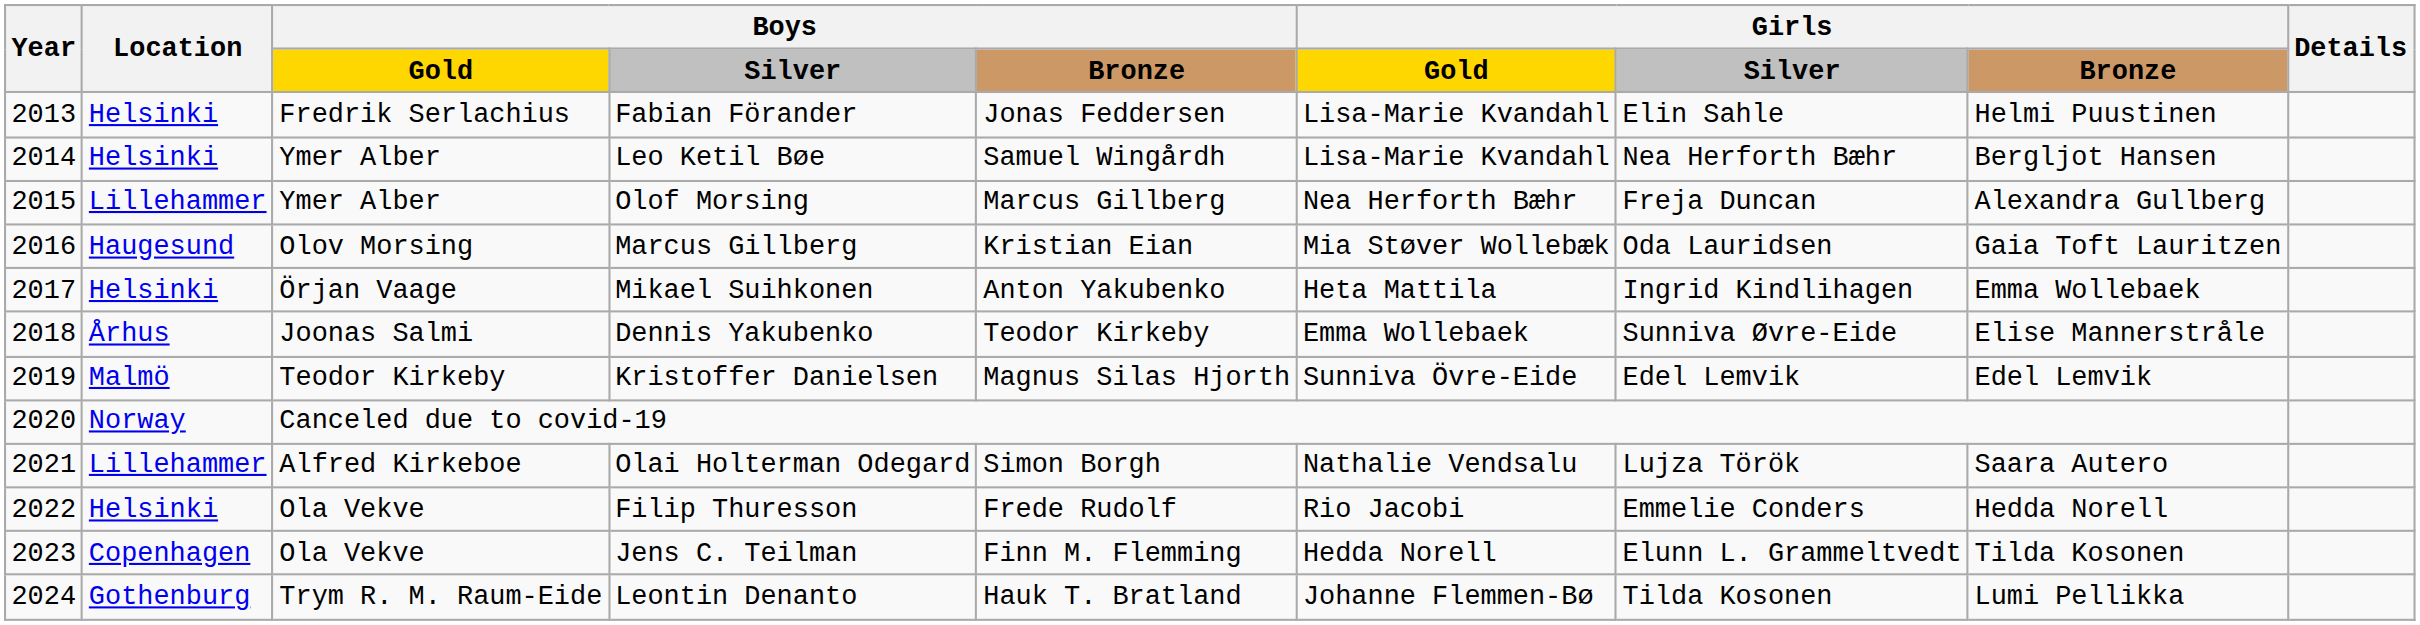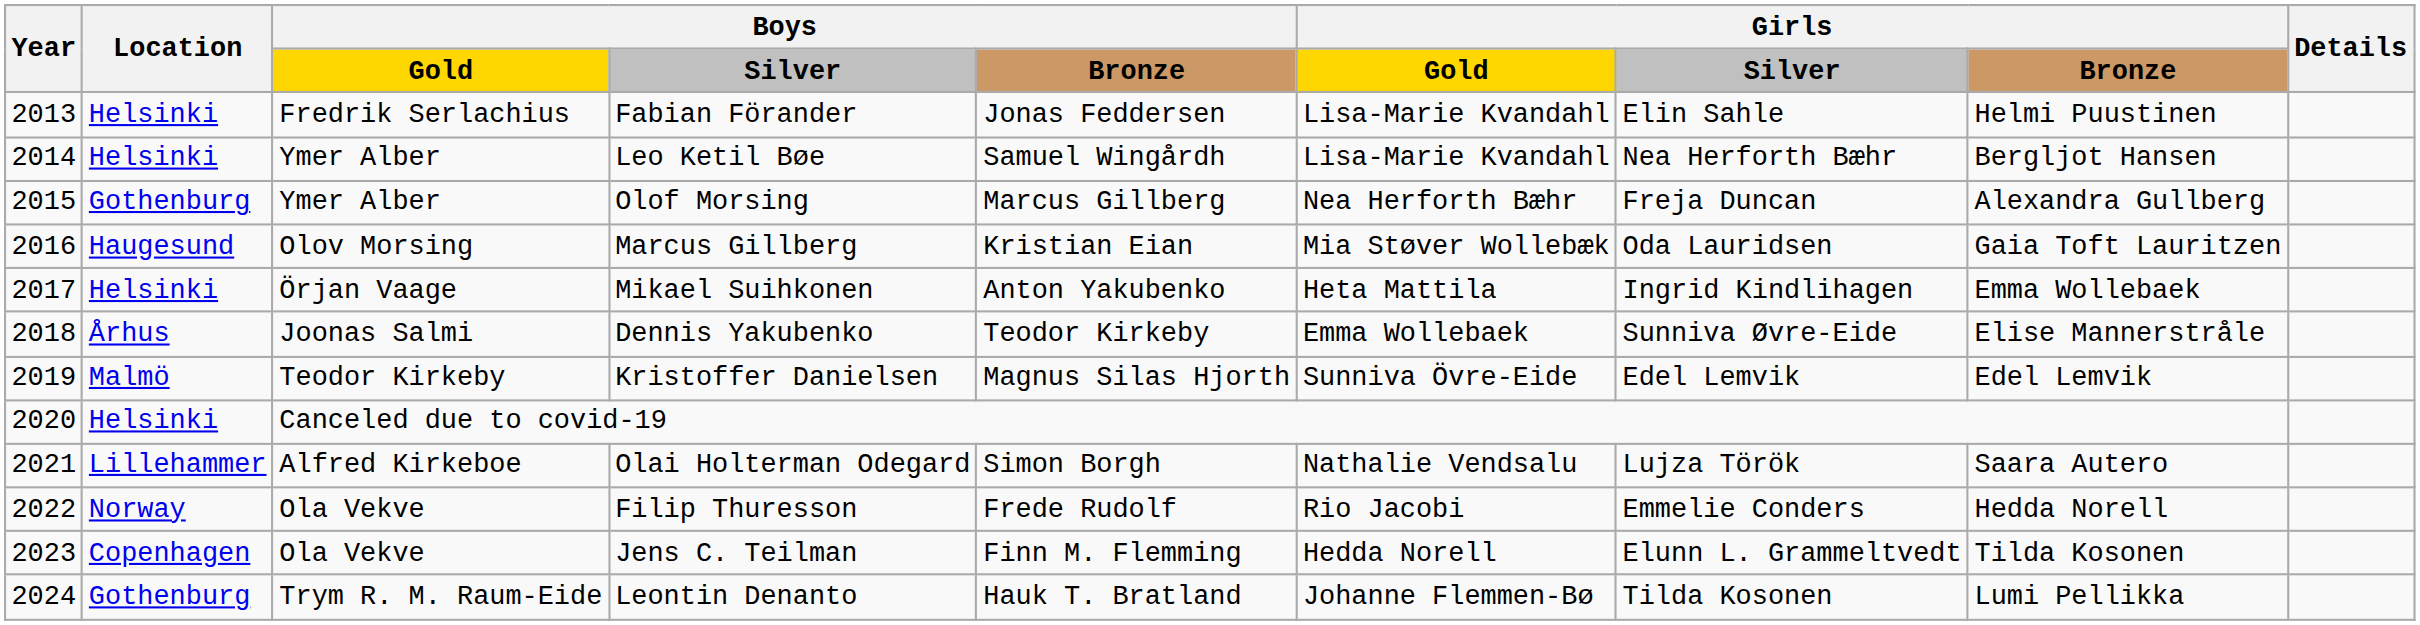(178, 202) Lillehammer -> (170, 202) Gothenburg
(137, 422) Norway -> (153, 422) Helsinki
(153, 509) Helsinki -> (137, 509) Norway
